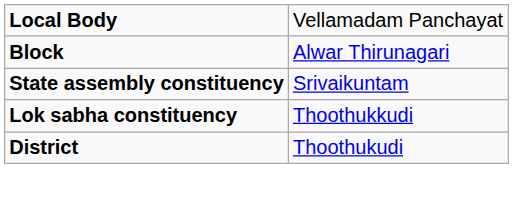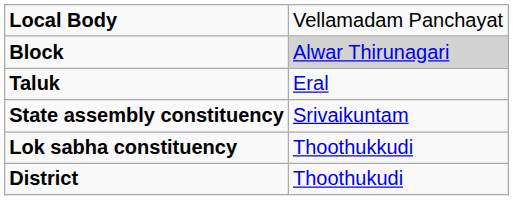(371, 52) no background -> (371, 52) lightgrey background
+ row: (35, 83)
